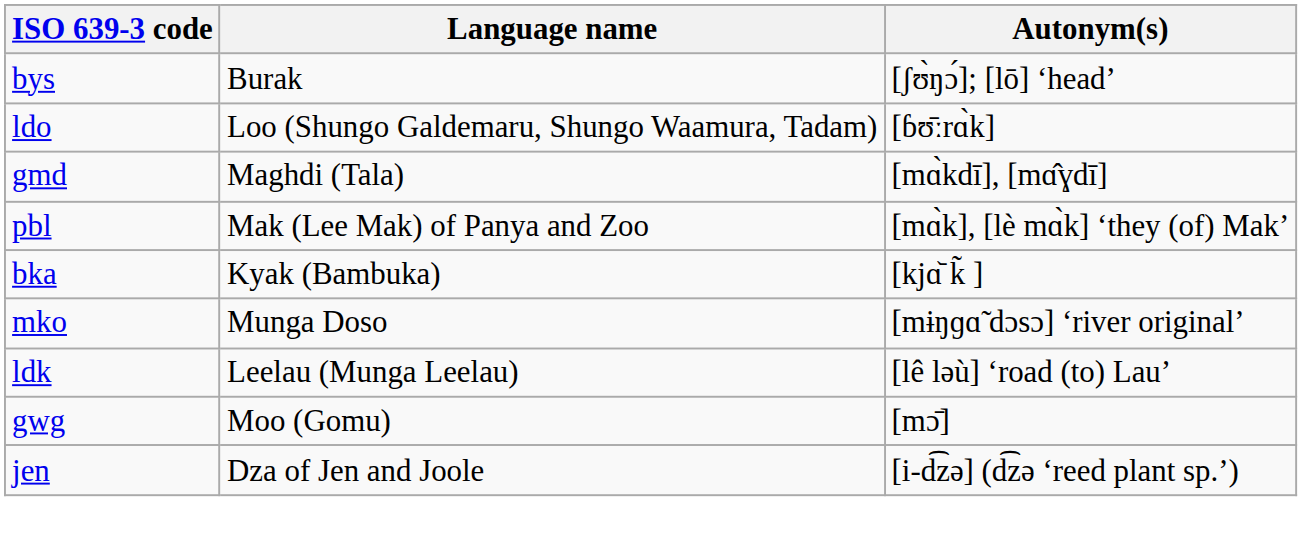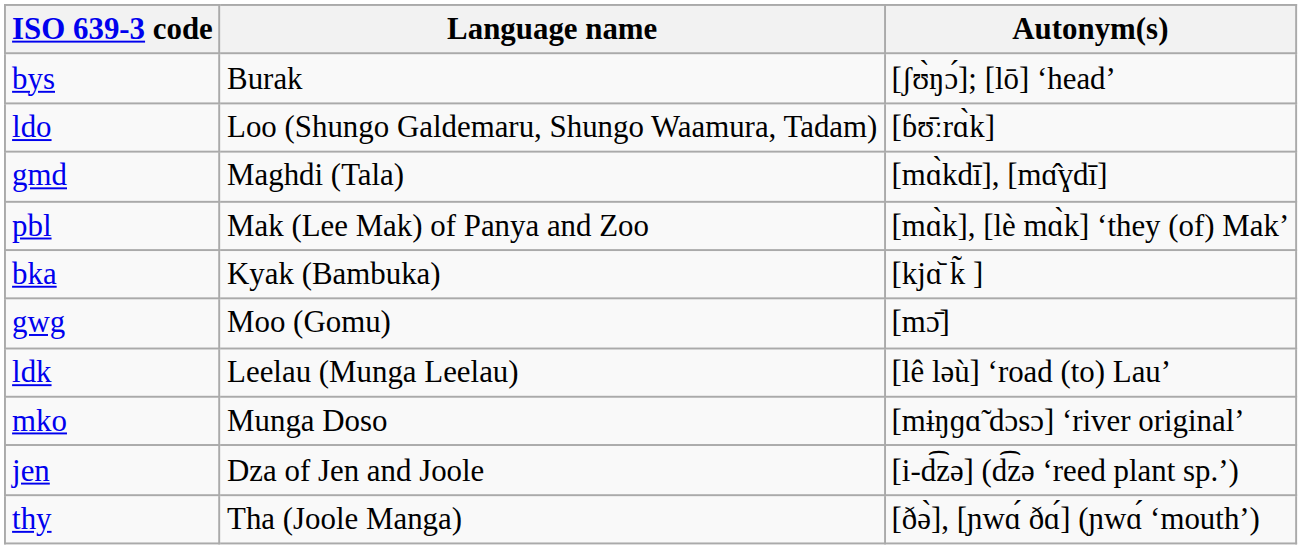rows swapped: (39, 420) <-> (40, 322)
+ row: (32, 518)
